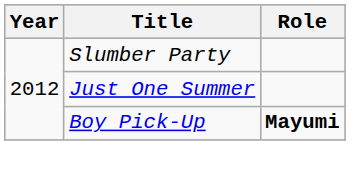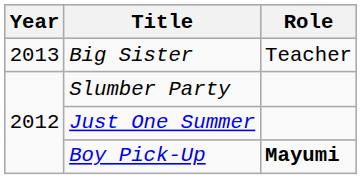+ row: (131, 55)
